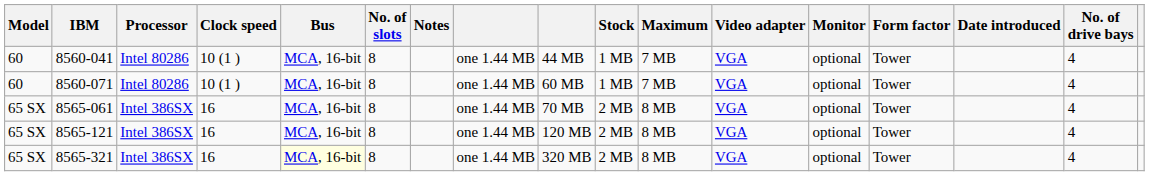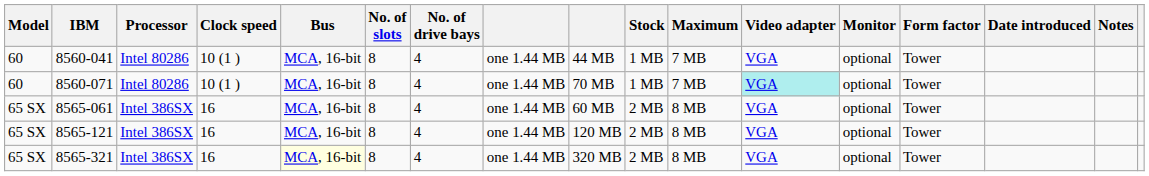columns swapped: (1101, 25) <-> (432, 25)
(563, 83) 60 MB -> (593, 83) 70 MB
(731, 83) no background -> (761, 83) paleturquoise background
(563, 108) 70 MB -> (593, 108) 60 MB
